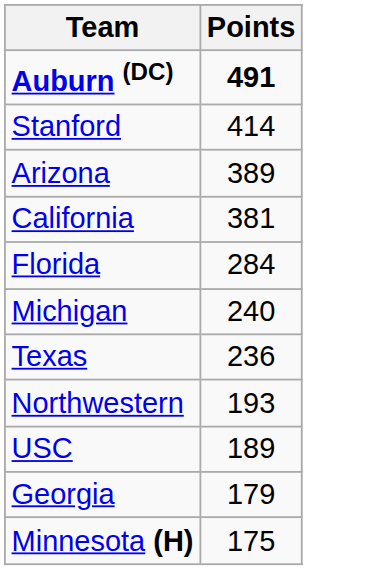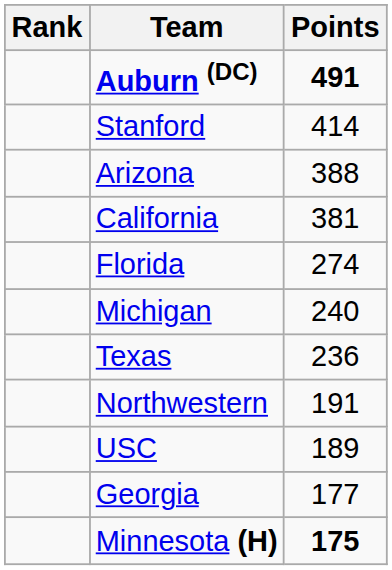+ column: (47, 27)
(251, 173) 389 -> (335, 173) 388
(251, 264) 284 -> (335, 264) 274
(251, 402) 193 -> (335, 402) 191
(251, 494) 179 -> (335, 494) 177
(251, 540) normal -> (335, 540) bold
